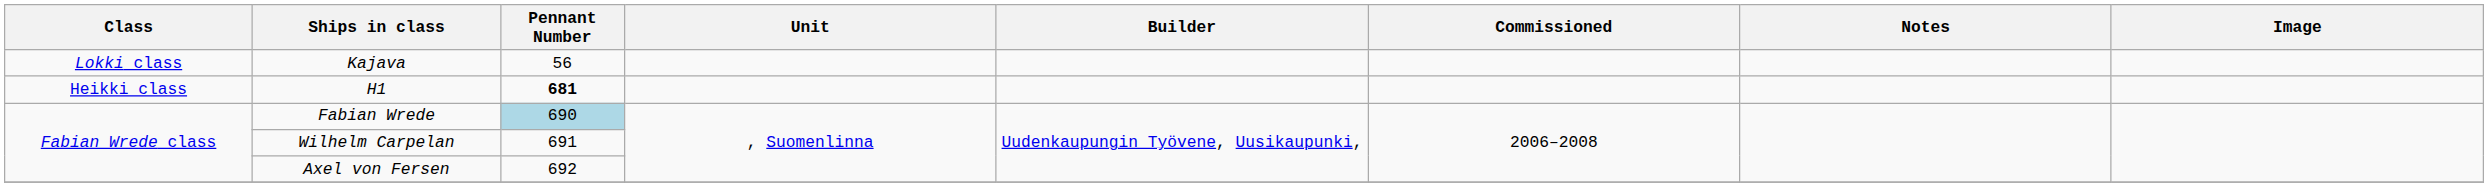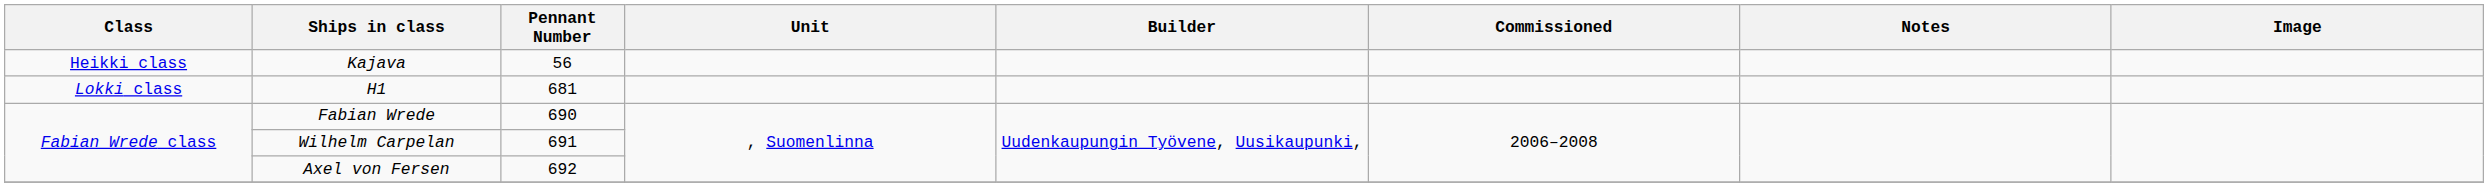(129, 63) Lokki class -> (129, 63) Heikki class
(129, 90) Heikki class -> (129, 90) Lokki class
(562, 90) bold -> (562, 90) normal
(562, 116) lightblue background -> (562, 116) no background
